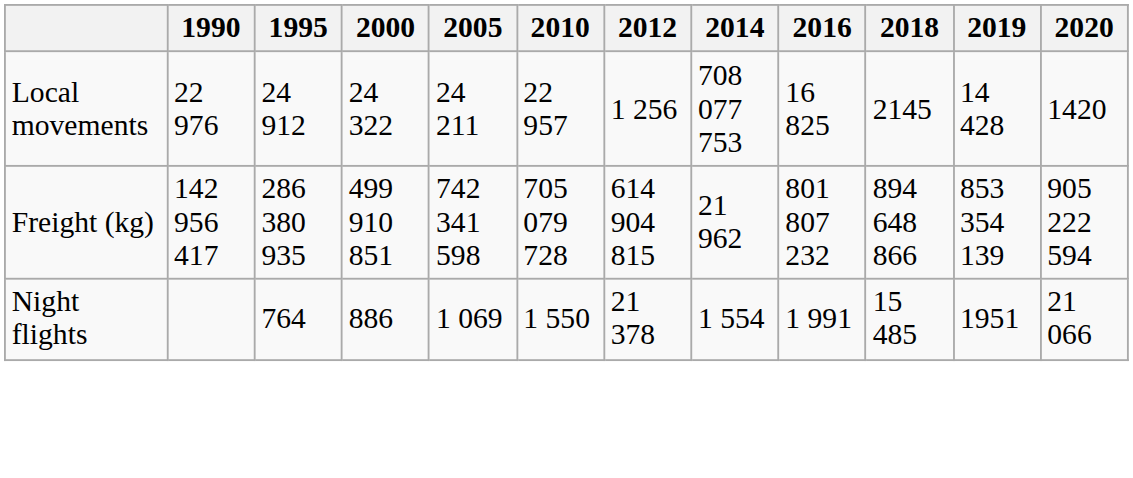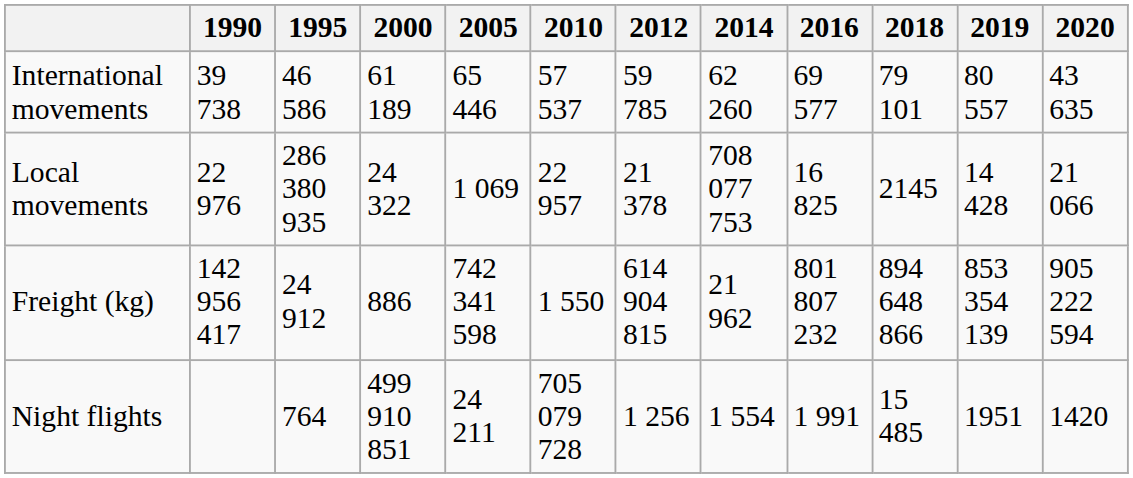+ row: (87, 91)
(284, 108) 24 912 -> (304, 188) 286 380 935
(458, 108) 24 211 -> (486, 188) 1 069
(644, 108) 1 256 -> (645, 188) 21 378
(1077, 108) 1420 -> (1071, 188) 21 066
(284, 221) 286 380 935 -> (304, 302) 24 912
(371, 221) 499 910 851 -> (389, 302) 886
(546, 221) 705 079 728 -> (571, 302) 1 550
(371, 318) 886 -> (389, 415) 499 910 851
(469, 318) 1 069 -> (474, 415) 24 211
(557, 318) 1 550 -> (560, 415) 705 079 728
(633, 318) 21 378 -> (656, 415) 1 256
(1070, 318) 21 066 -> (1079, 415) 1420
